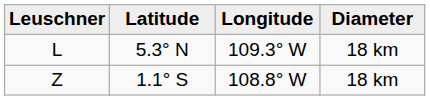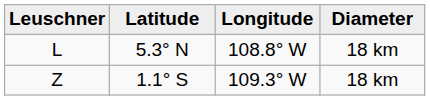(267, 49) 109.3° W -> (267, 49) 108.8° W
(267, 79) 108.8° W -> (267, 79) 109.3° W
